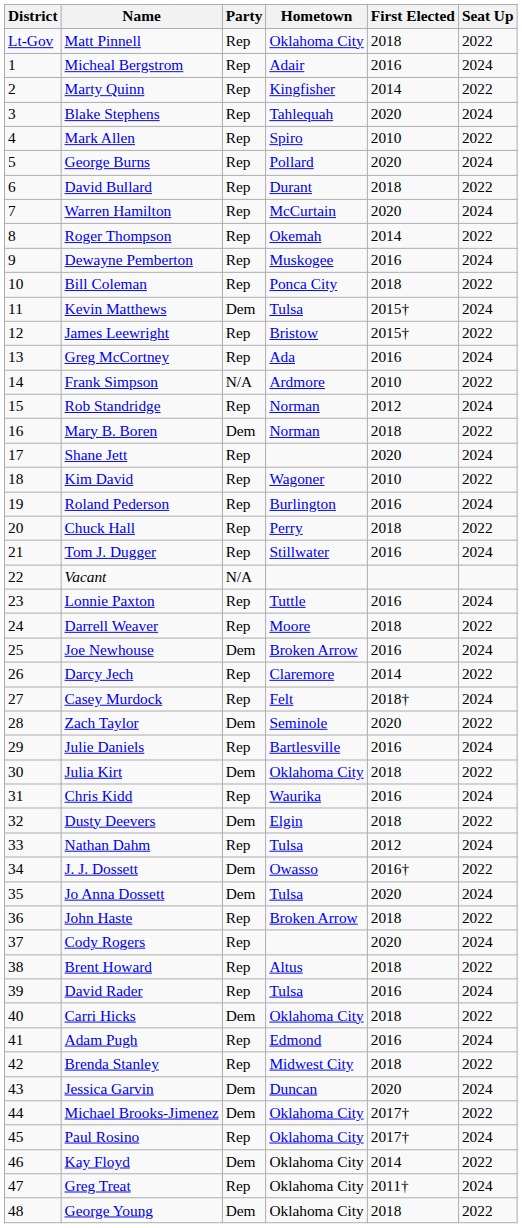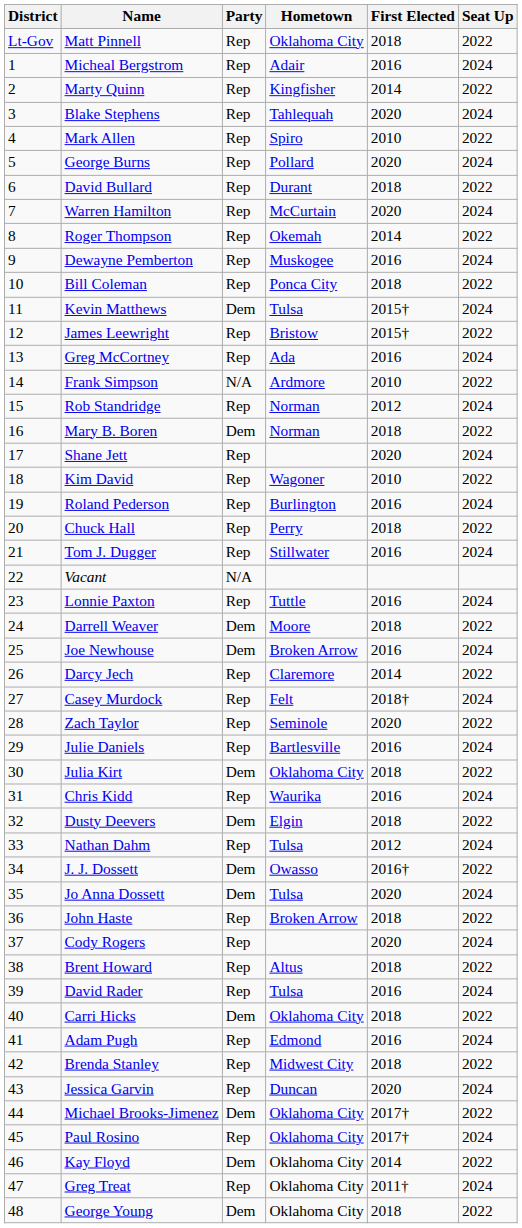(238, 625) Rep -> (241, 625) Dem
(241, 723) Dem -> (238, 723) Rep
(241, 1088) Dem -> (238, 1088) Rep
